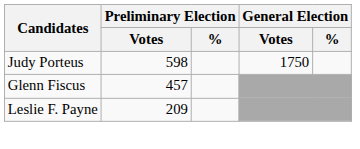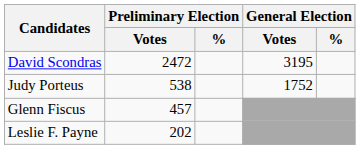+ row: (55, 62)
(177, 62) 598 -> (180, 86) 538
(295, 62) 1750 -> (298, 86) 1752
(177, 109) 209 -> (180, 132) 202
